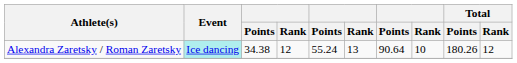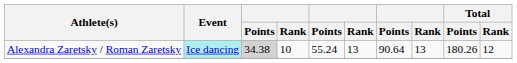(257, 49) no background -> (257, 49) lightgrey background
(285, 49) 12 -> (285, 49) 10
(420, 49) 10 -> (420, 49) 13
